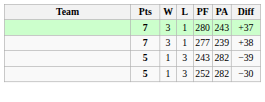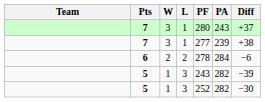+ row: (145, 58)
